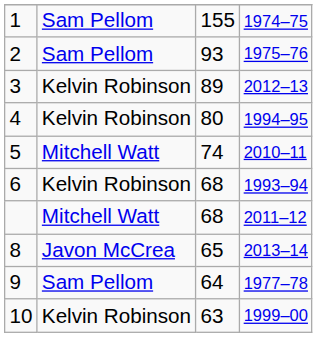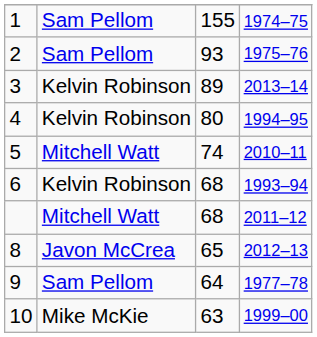(276, 86) 2012–13 -> (276, 86) 2013–14
(276, 250) 2013–14 -> (276, 250) 2012–13
(116, 315) Kelvin Robinson -> (95, 315) Mike McKie
